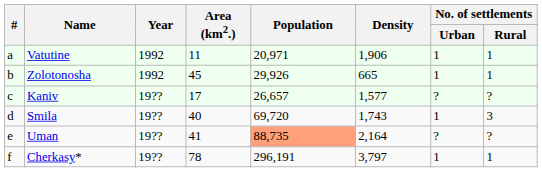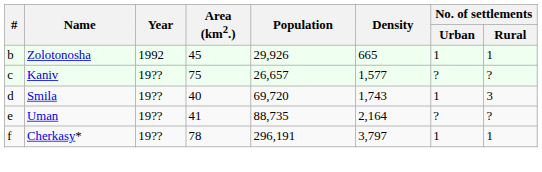- row: (48, 55)
(195, 95) 17 -> (195, 75) 75
(271, 136) lightsalmon background -> (271, 116) no background
